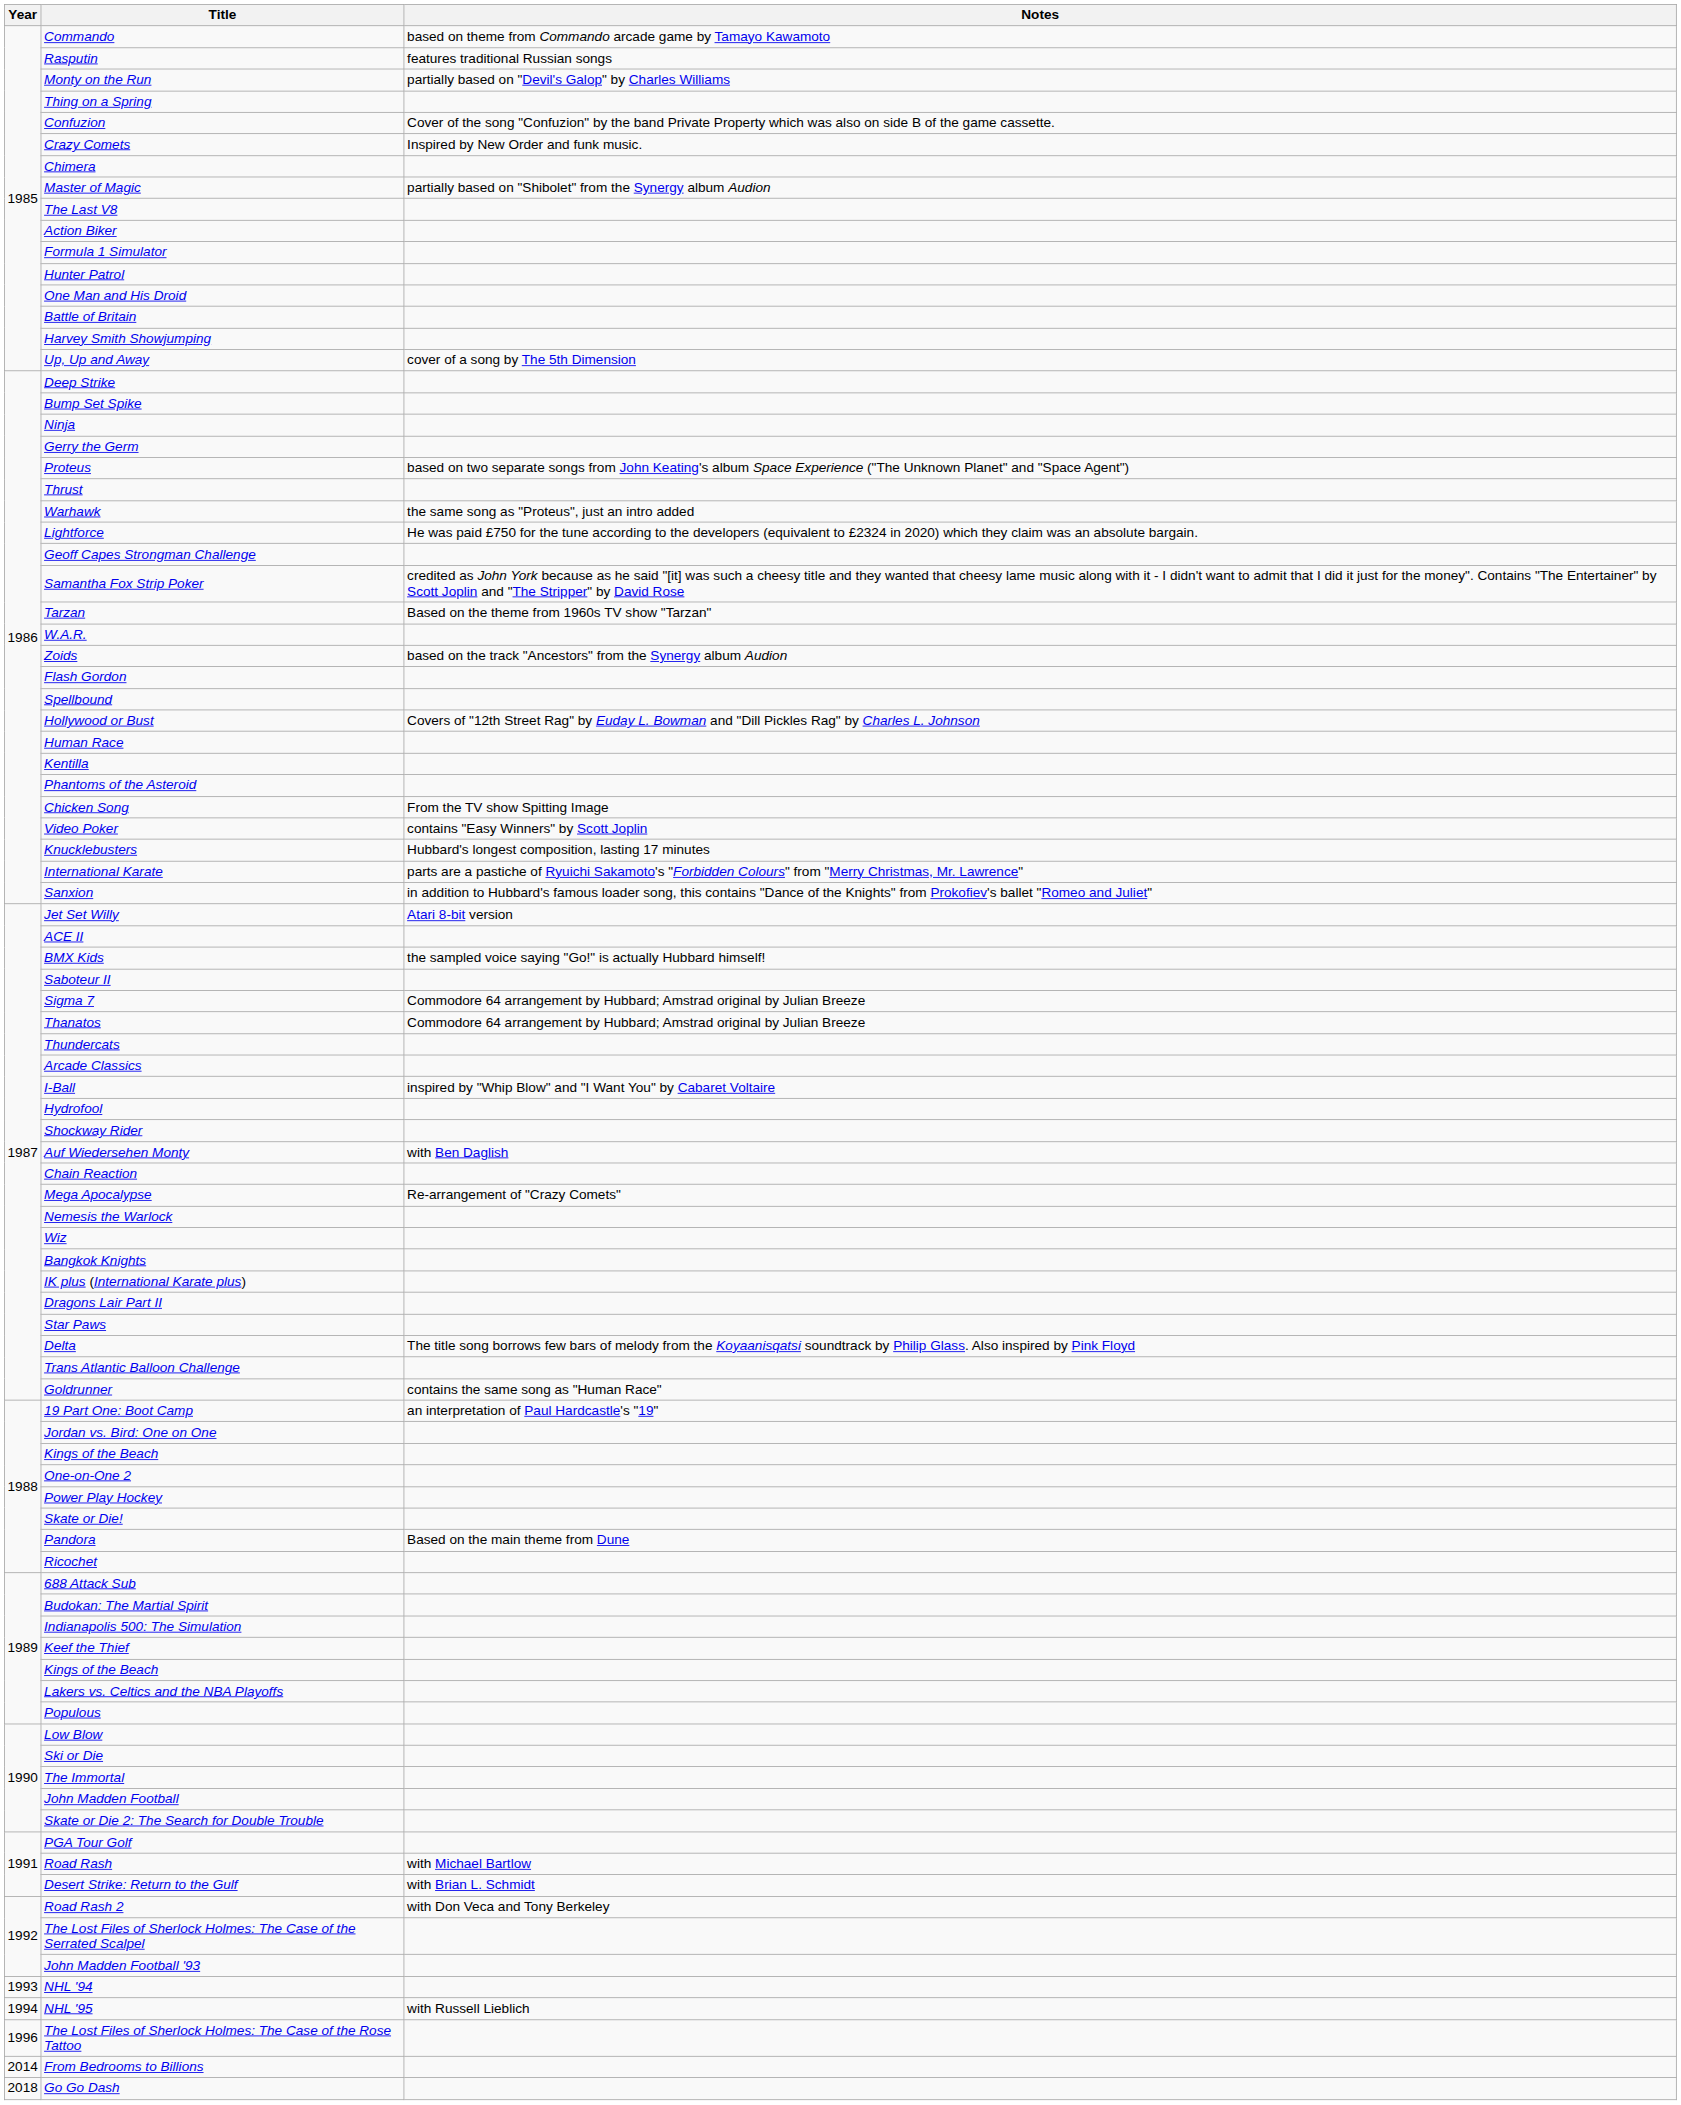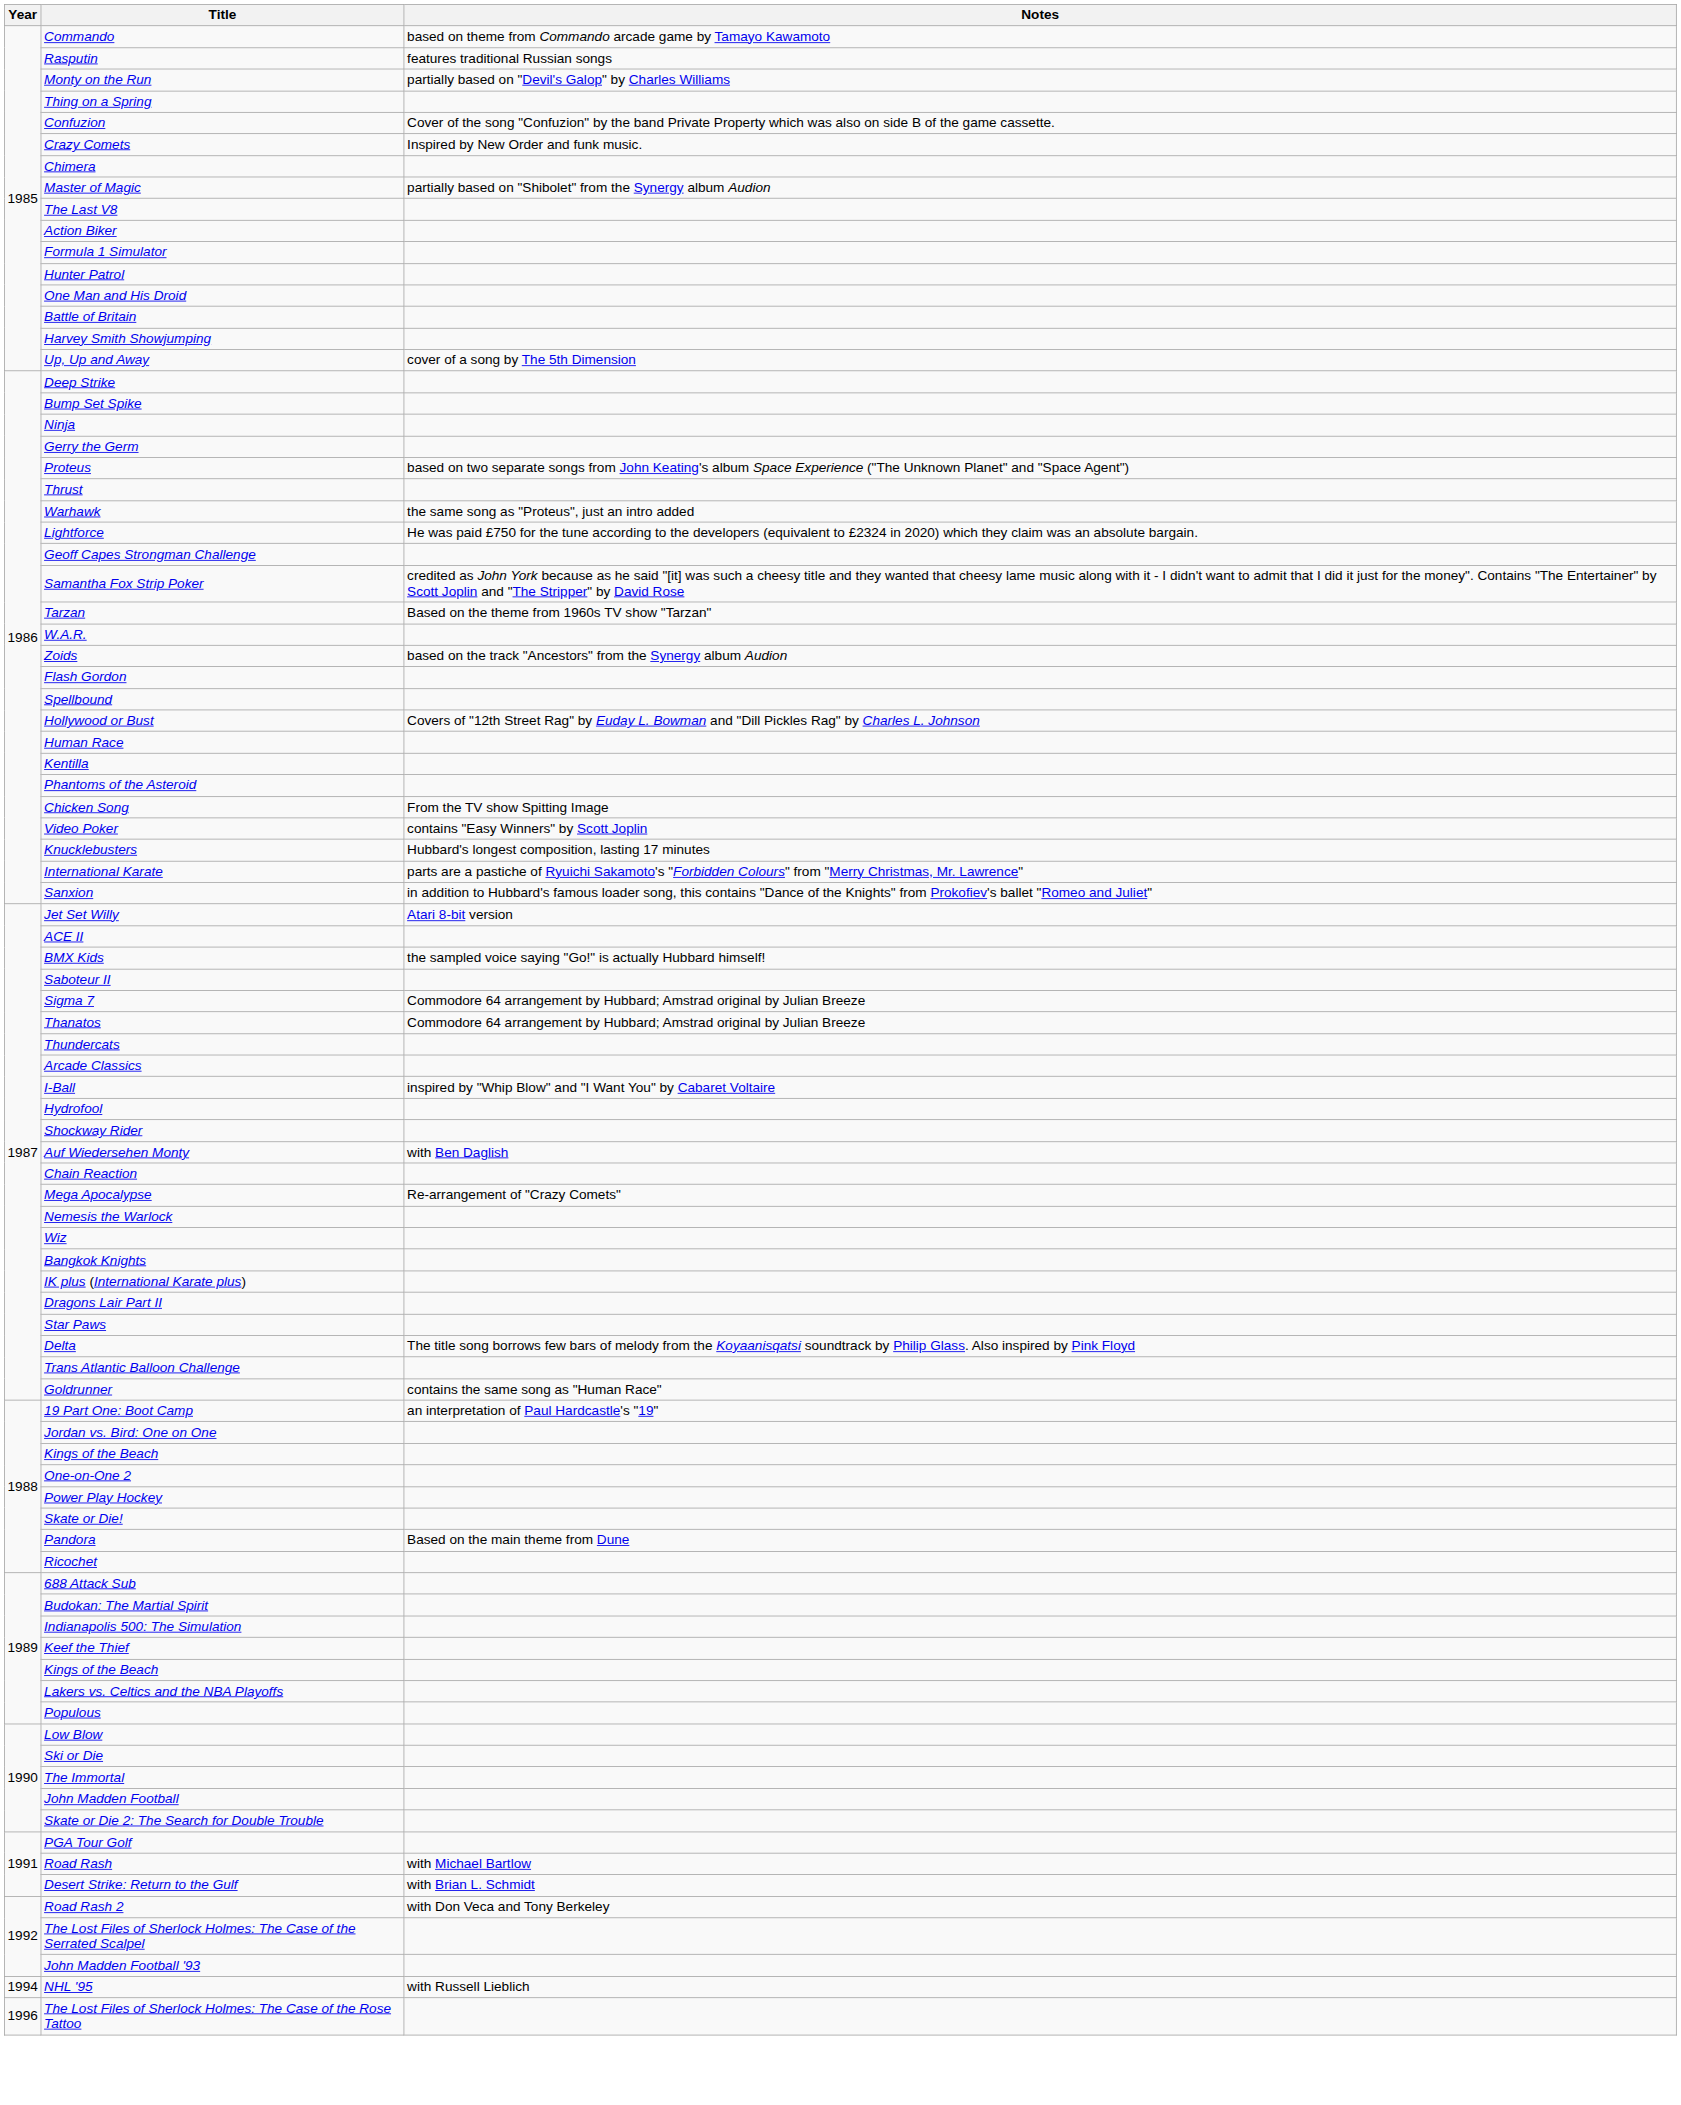- row: (23, 1987)
- row: (23, 2067)
- row: (23, 2088)
